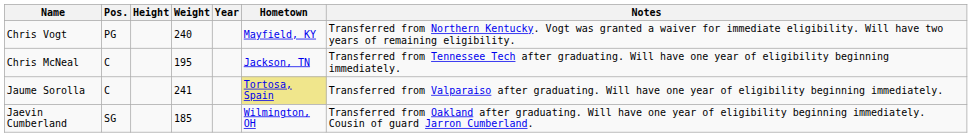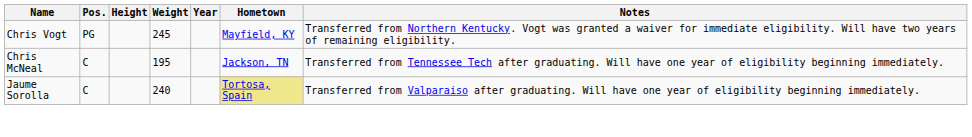(183, 35) 240 -> (161, 35) 245
(183, 90) 241 -> (161, 90) 240
- row: (37, 118)
